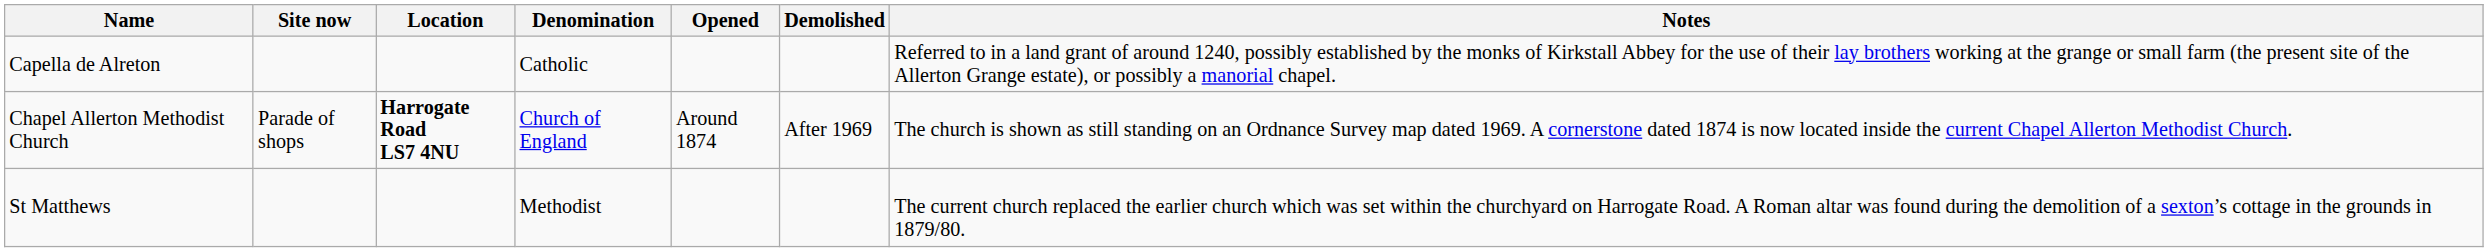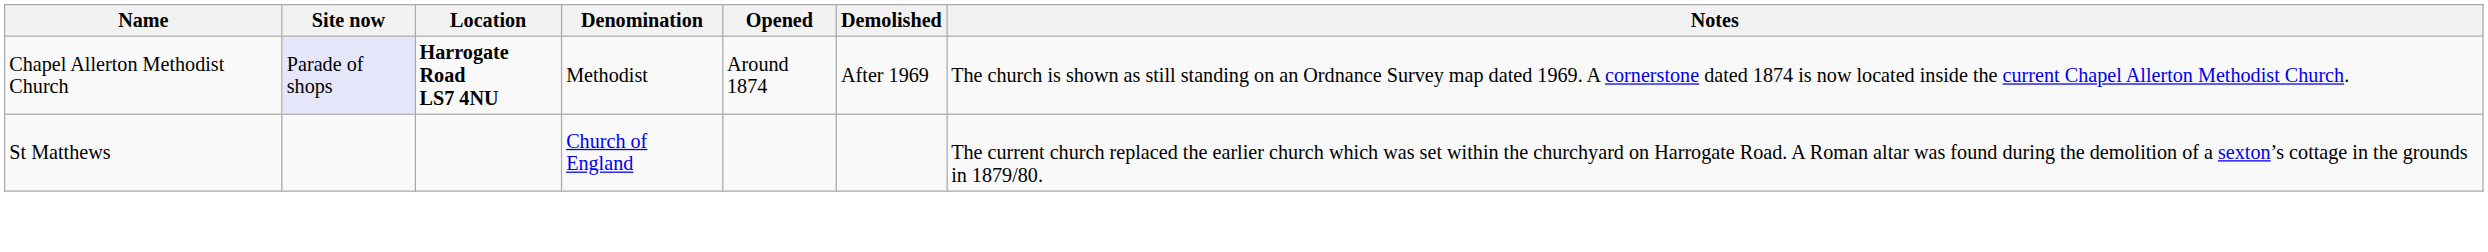- row: (85, 63)
(296, 129) no background -> (325, 75) lavender background
(560, 129) Church of England -> (607, 75) Methodist
(560, 207) Methodist -> (607, 152) Church of England
